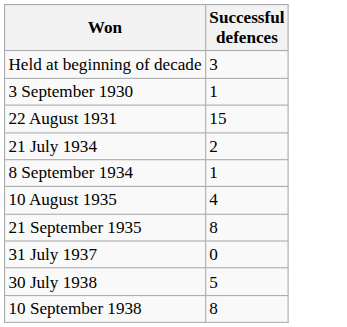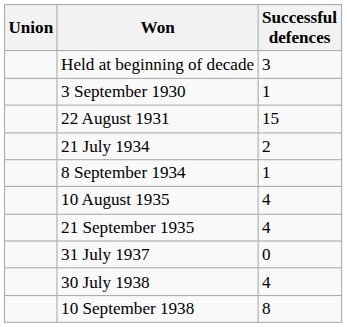+ column: (31, 27)
(214, 227) 8 -> (266, 227) 4
(214, 281) 5 -> (266, 281) 4
